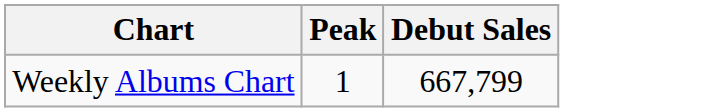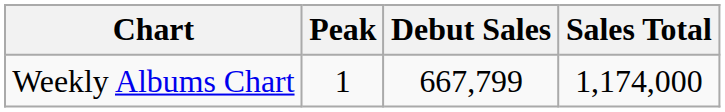+ column: (639, 29)
